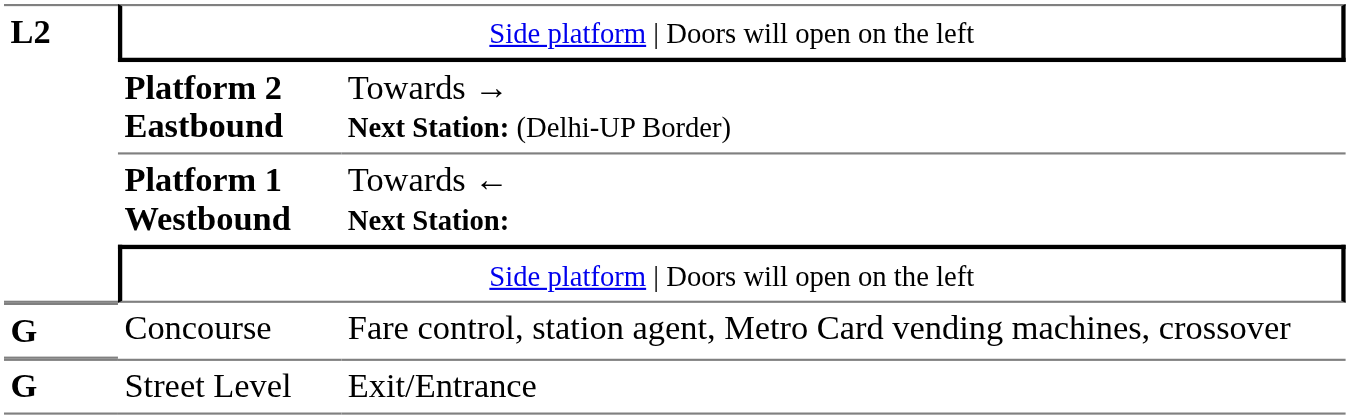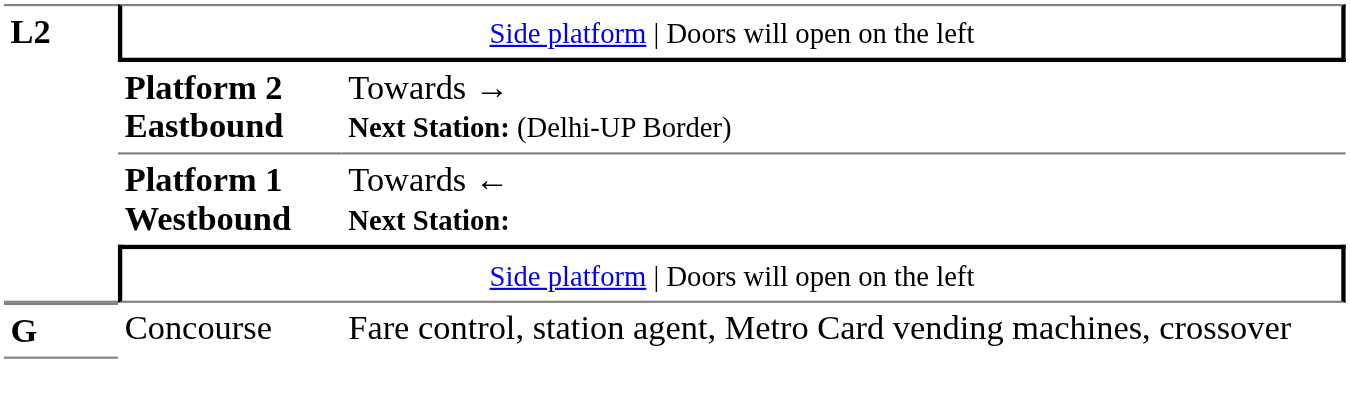- row: (208, 386)
